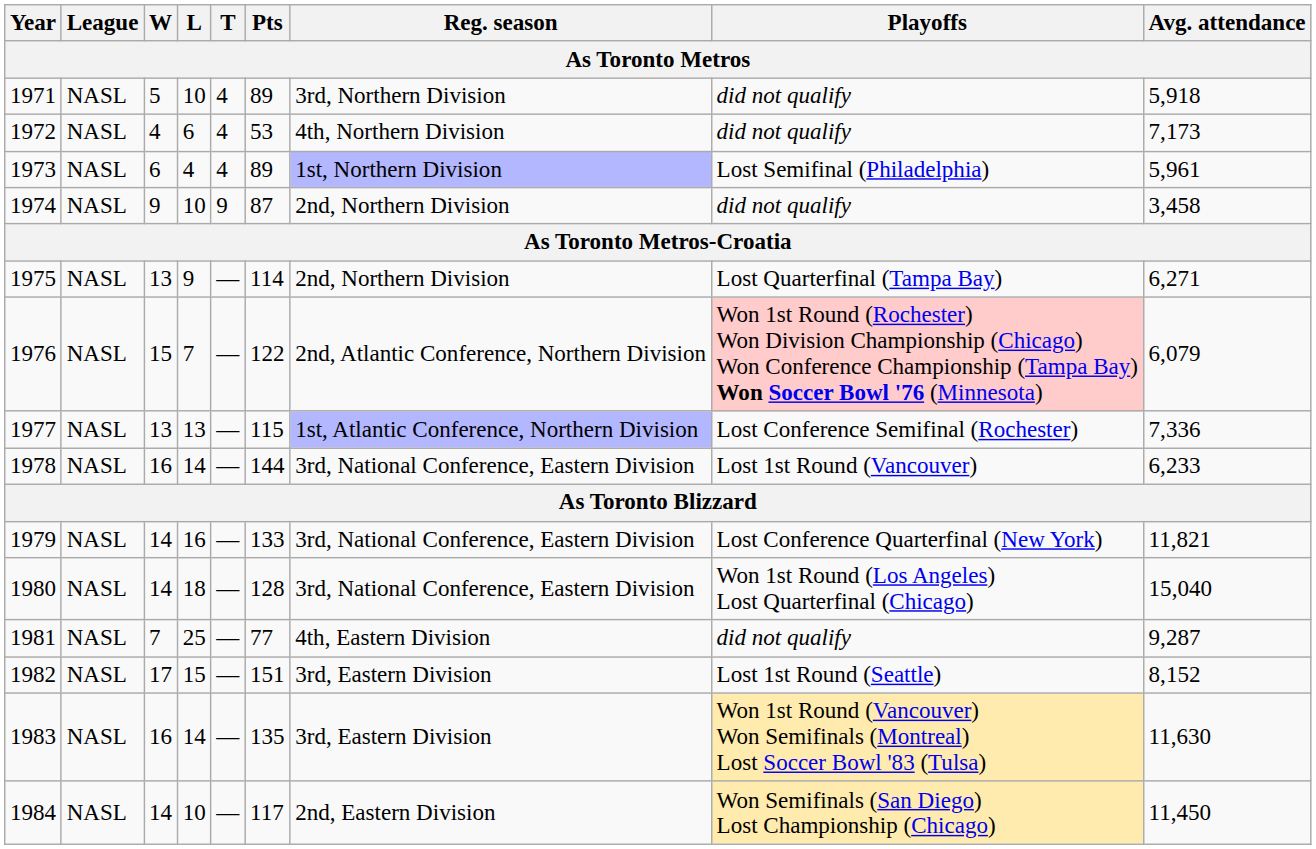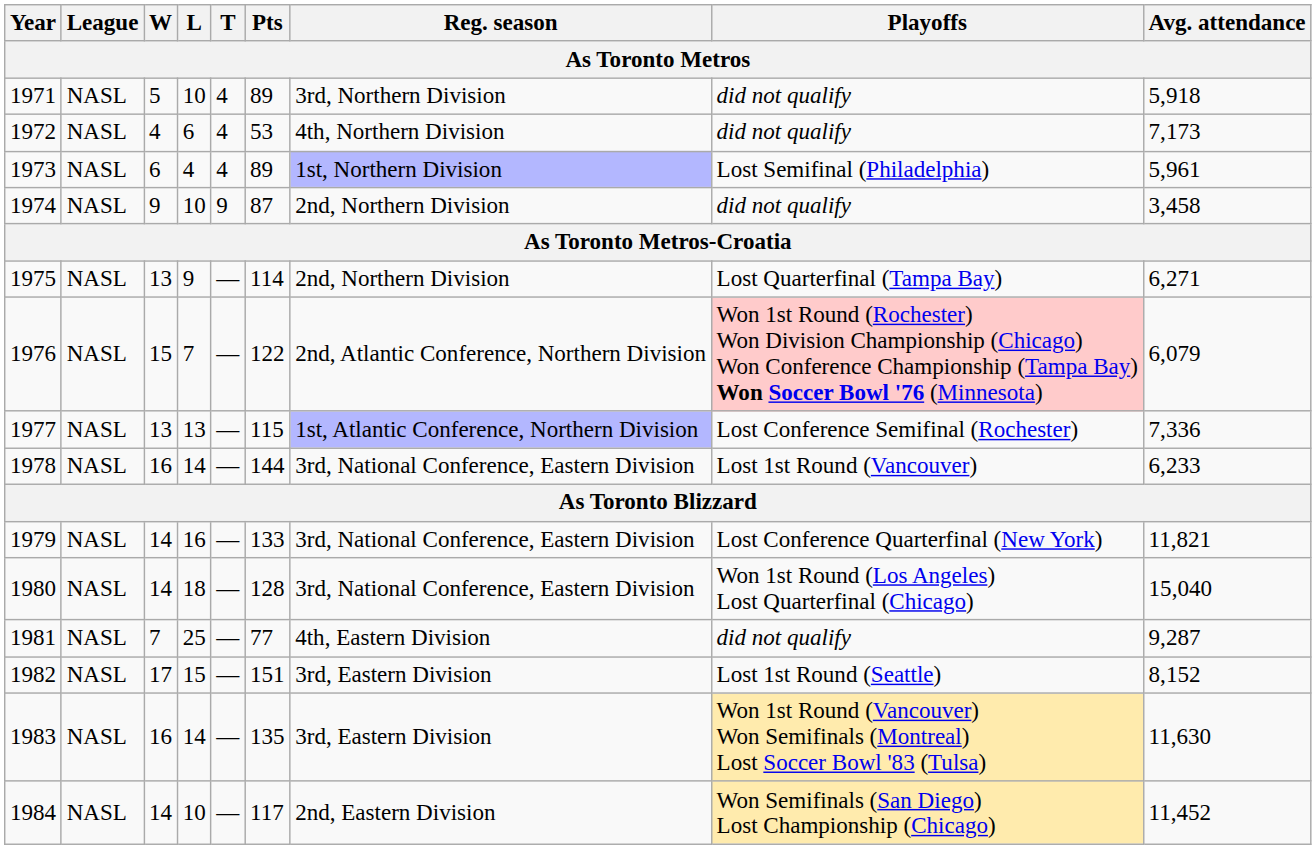(1180, 812) 11,450 -> (1180, 812) 11,452
